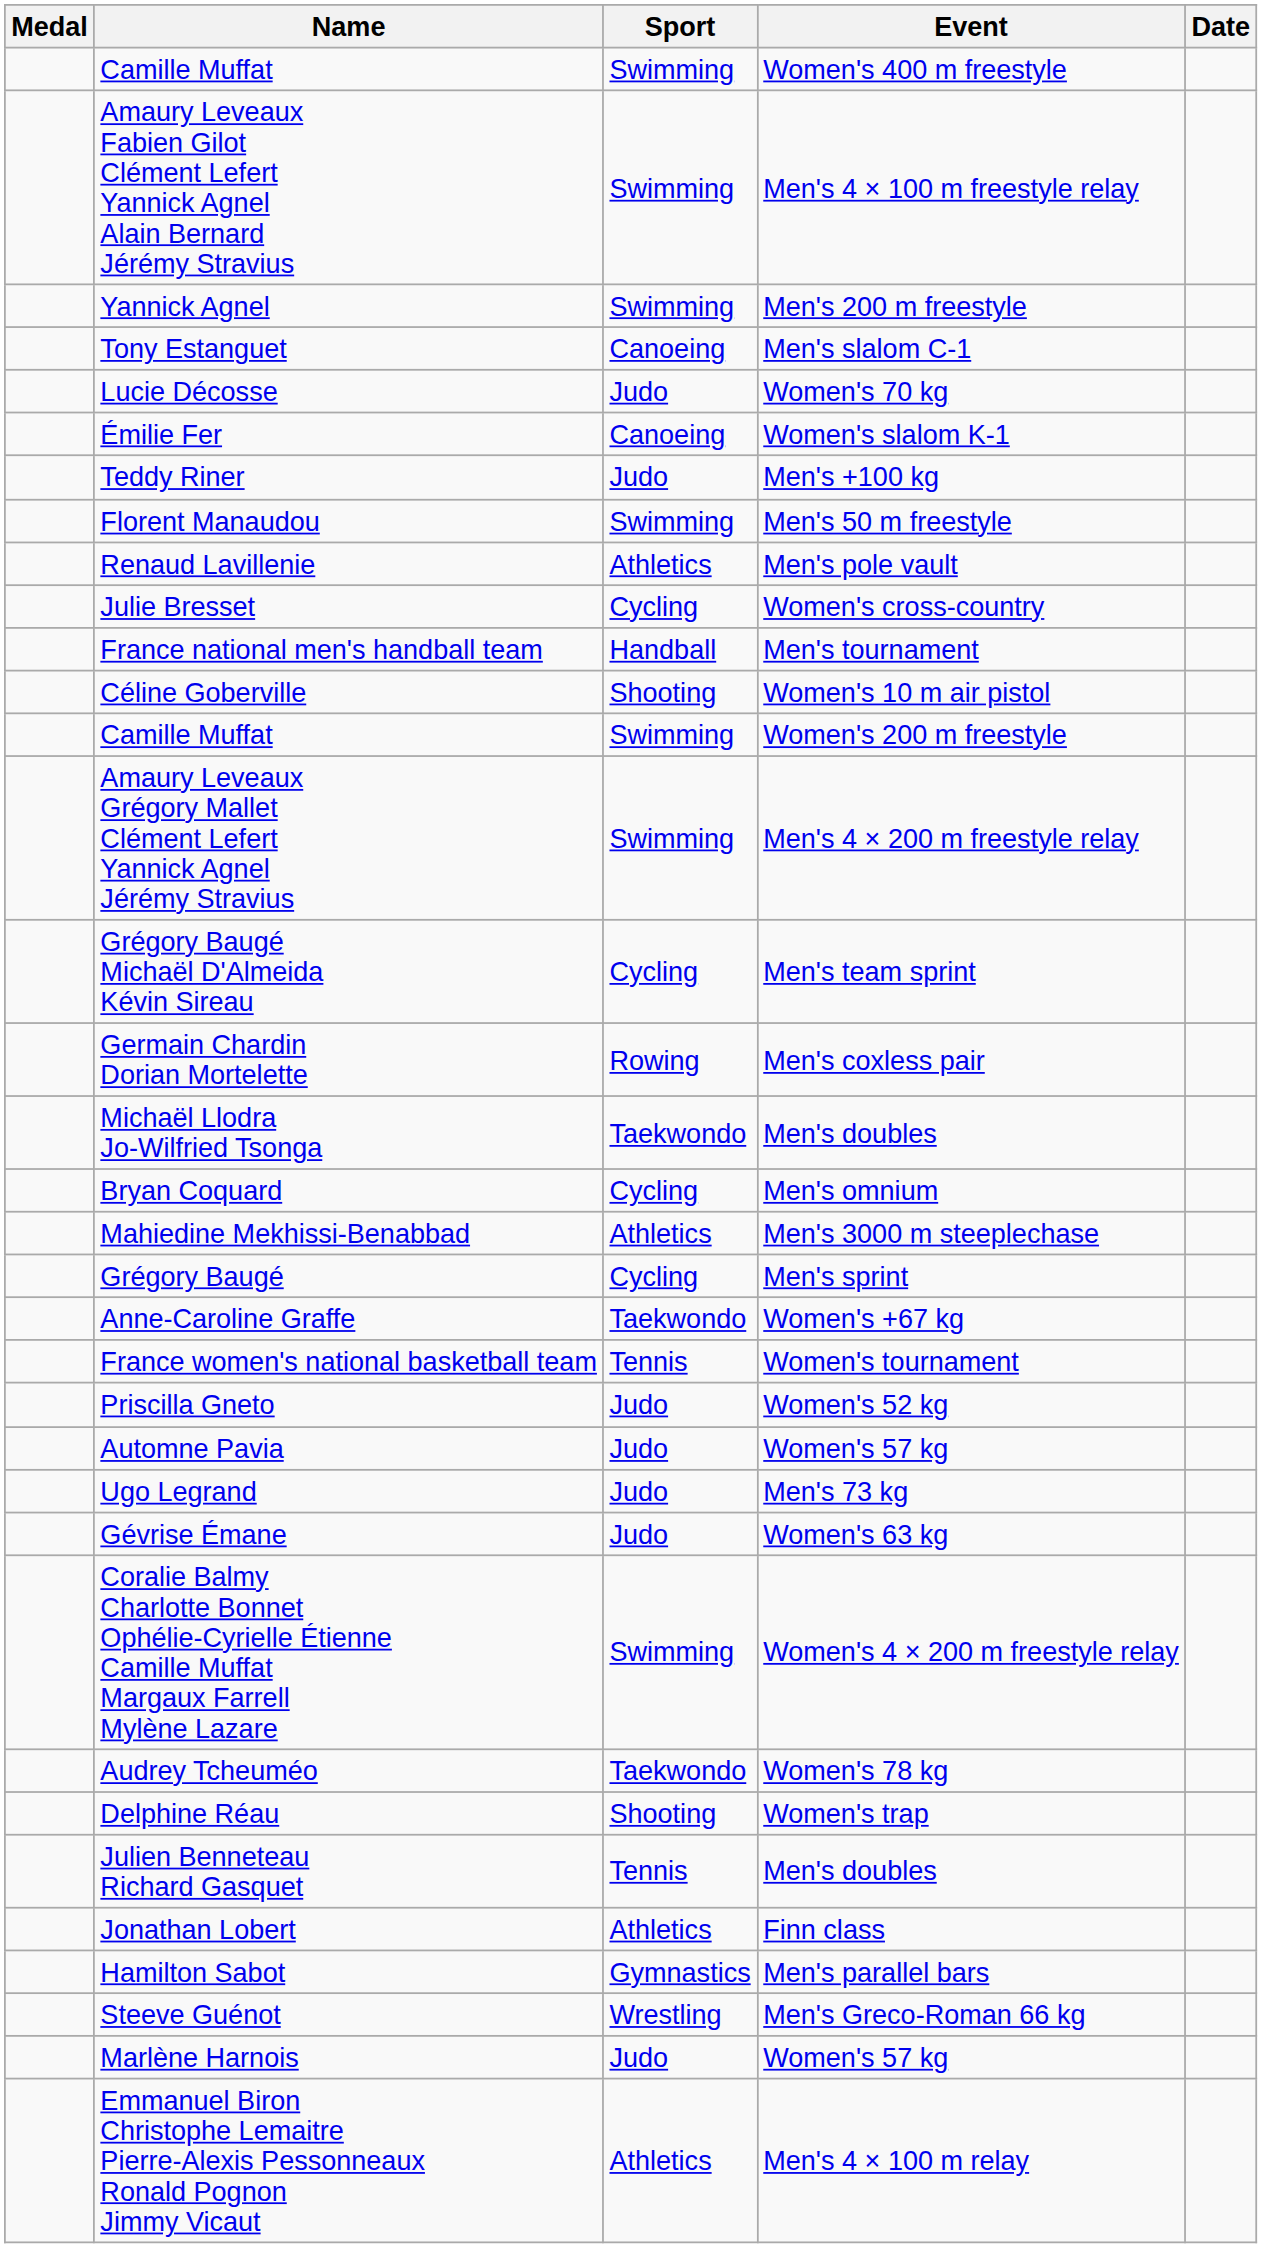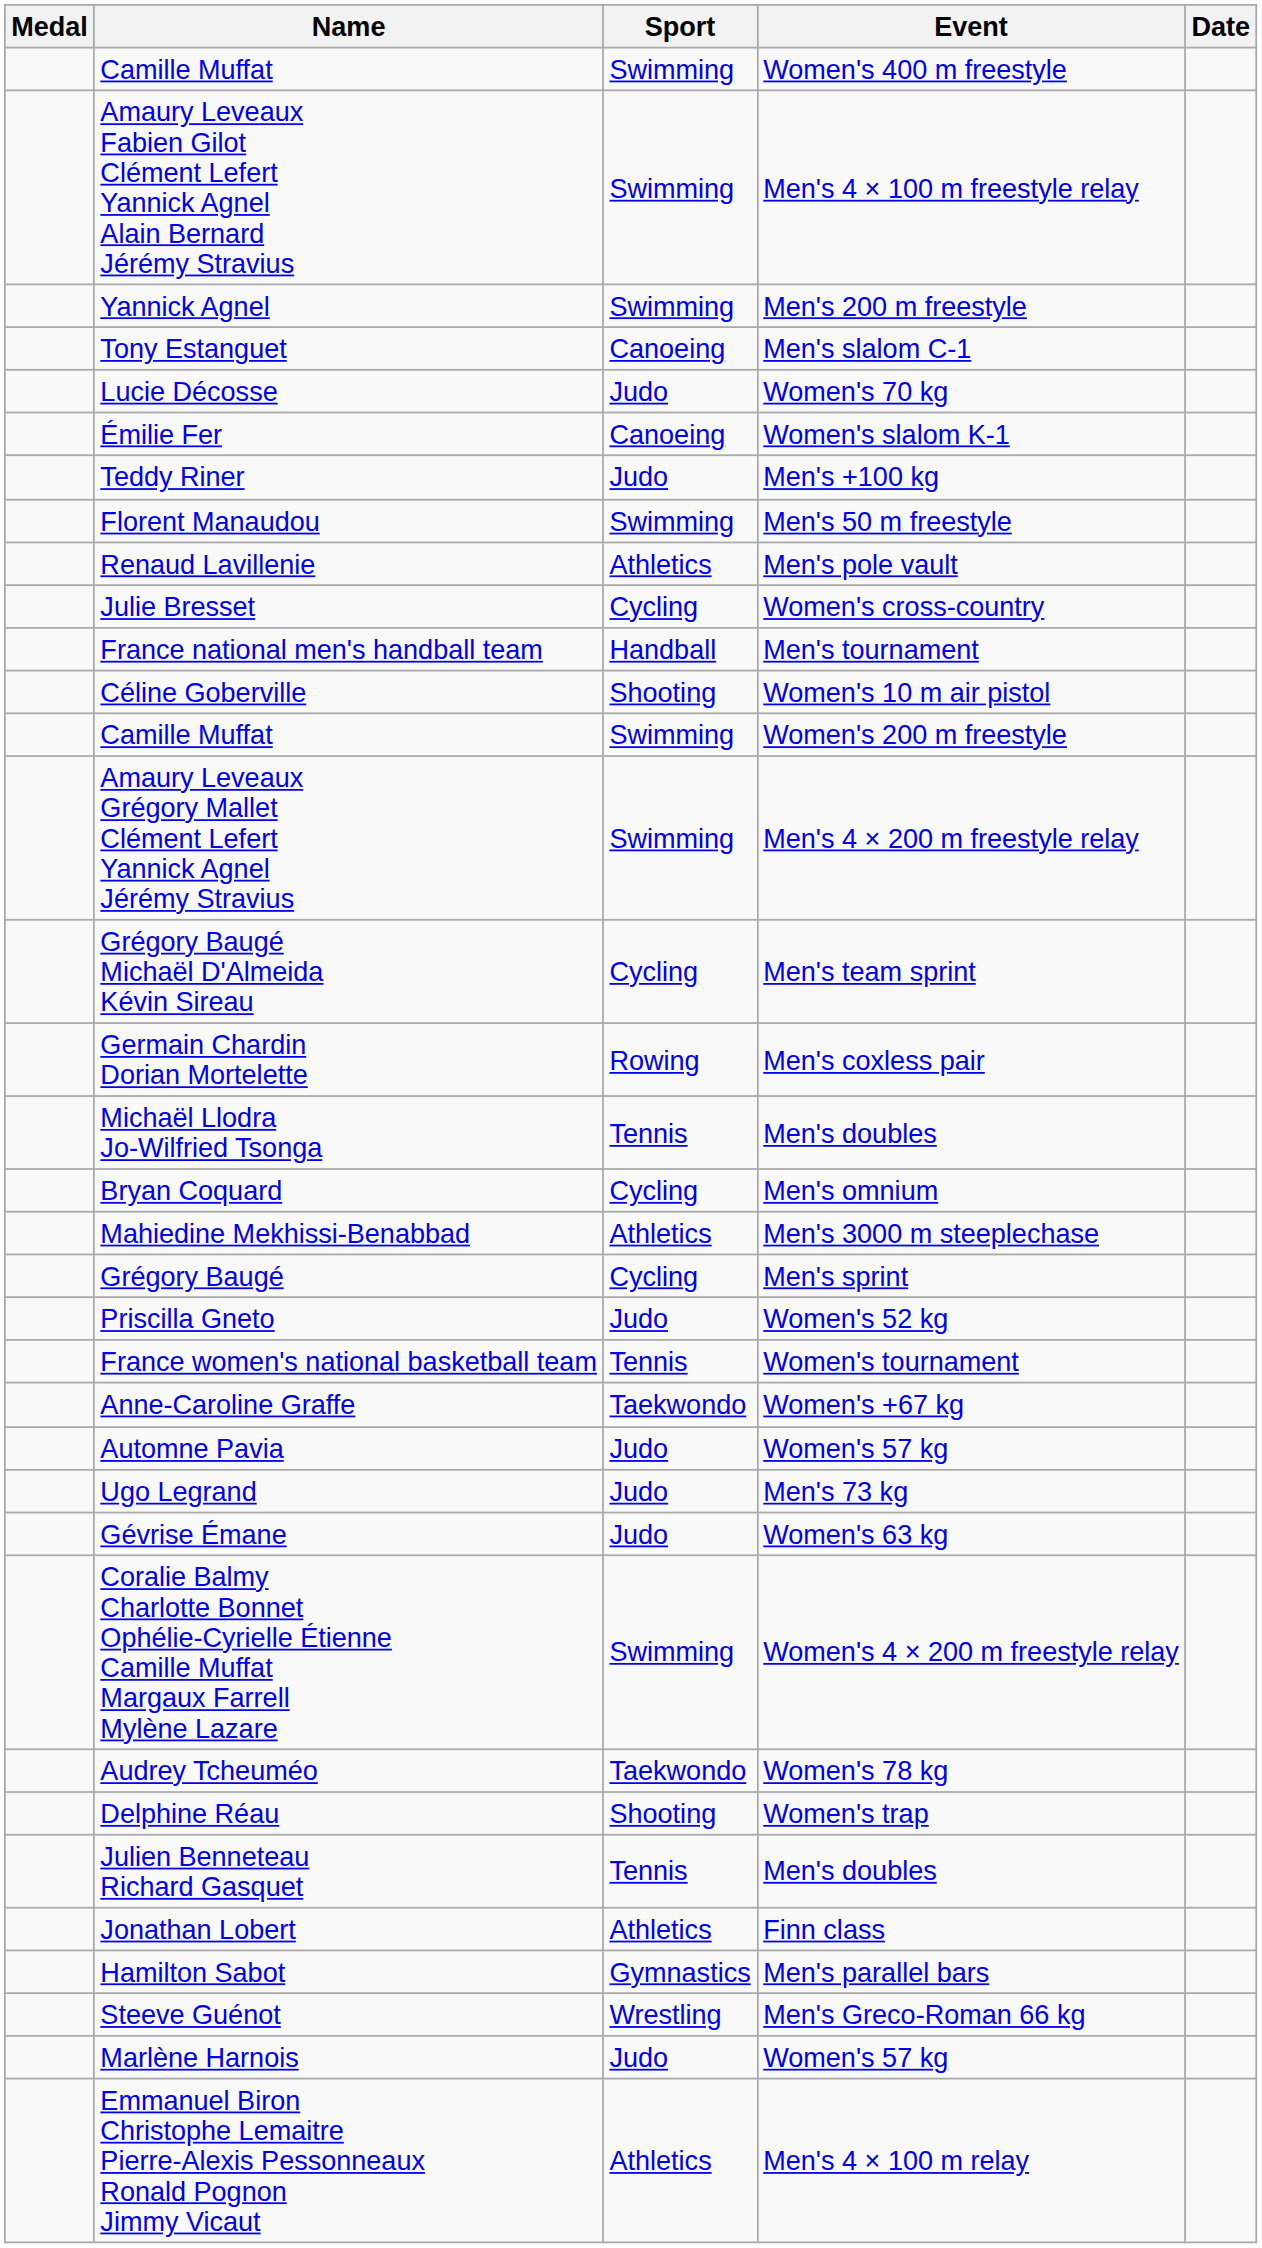(678, 1133) Taekwondo -> (649, 1133) Tennis
rows swapped: (228, 1319) <-> (188, 1405)
